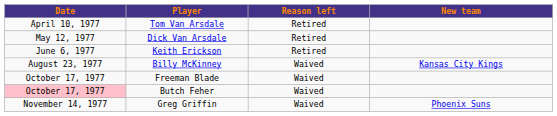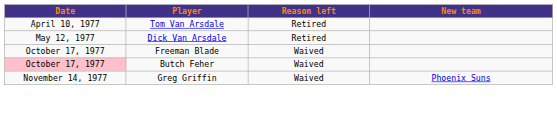- row: (187, 51)
- row: (187, 64)
